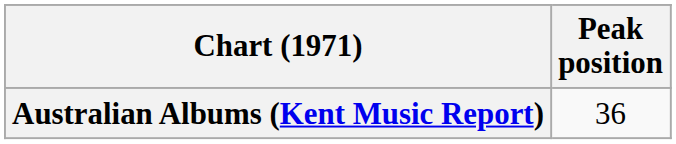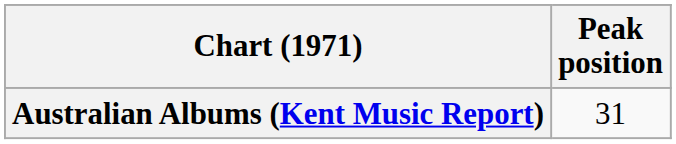(611, 112) 36 -> (611, 112) 31
